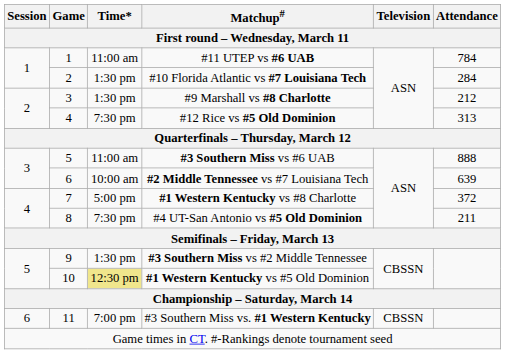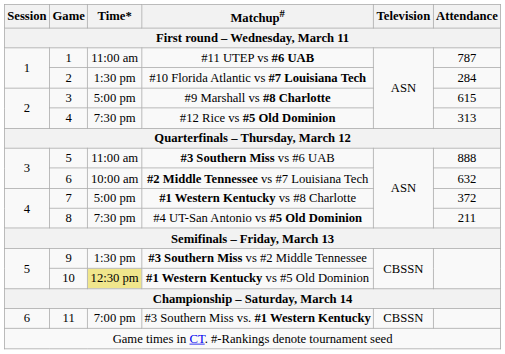(467, 58) 784 -> (467, 58) 787
(115, 98) 1:30 pm -> (115, 98) 5:00 pm
(467, 98) 212 -> (467, 98) 615
(467, 178) 639 -> (467, 178) 632
